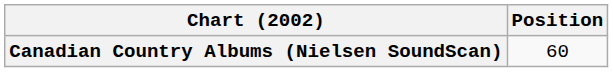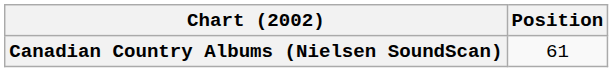(557, 51) 60 -> (557, 51) 61
